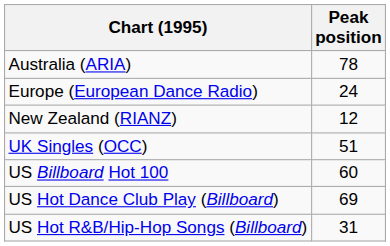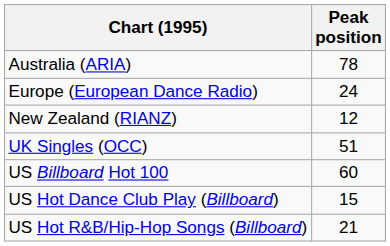(348, 200) 69 -> (348, 200) 15
(348, 227) 31 -> (348, 227) 21
